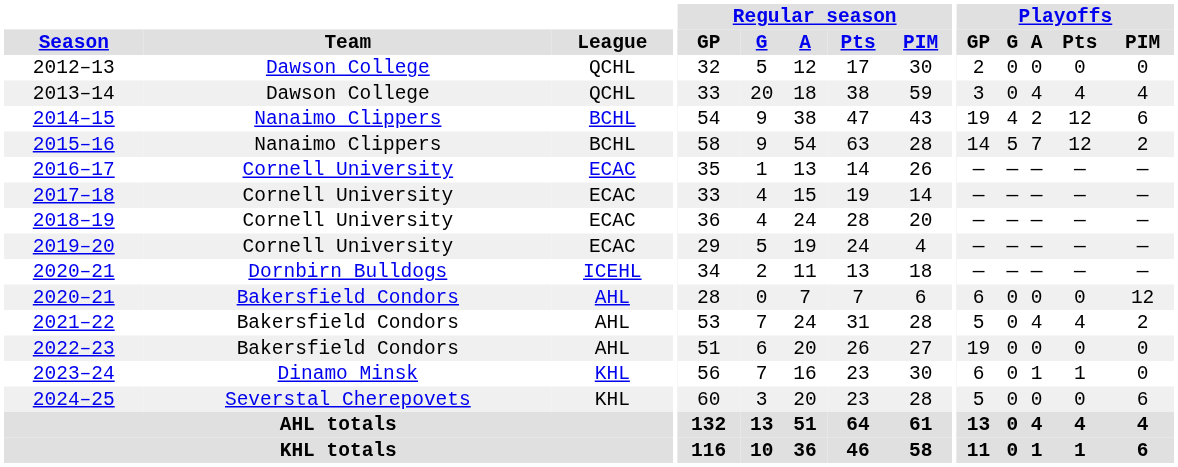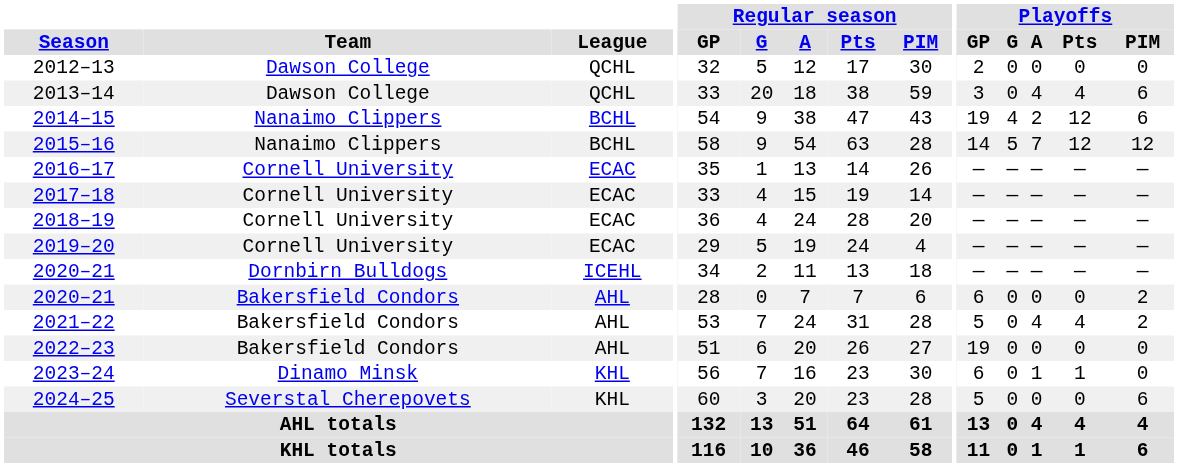(1143, 93) 4 -> (1143, 93) 6
(1143, 144) 2 -> (1143, 144) 12
(1143, 297) 12 -> (1143, 297) 2
